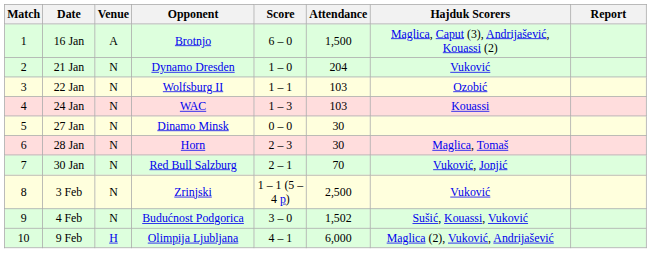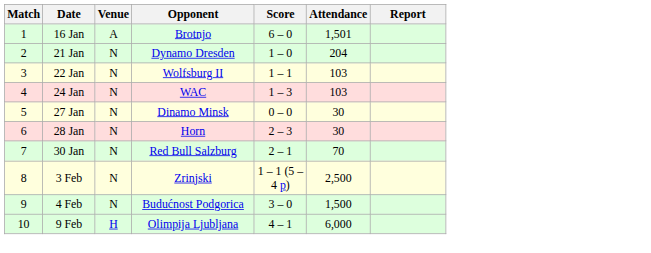- column: (470, 14)
(338, 41) 1,500 -> (338, 34) 1,501
(338, 218) 1,502 -> (338, 204) 1,500
